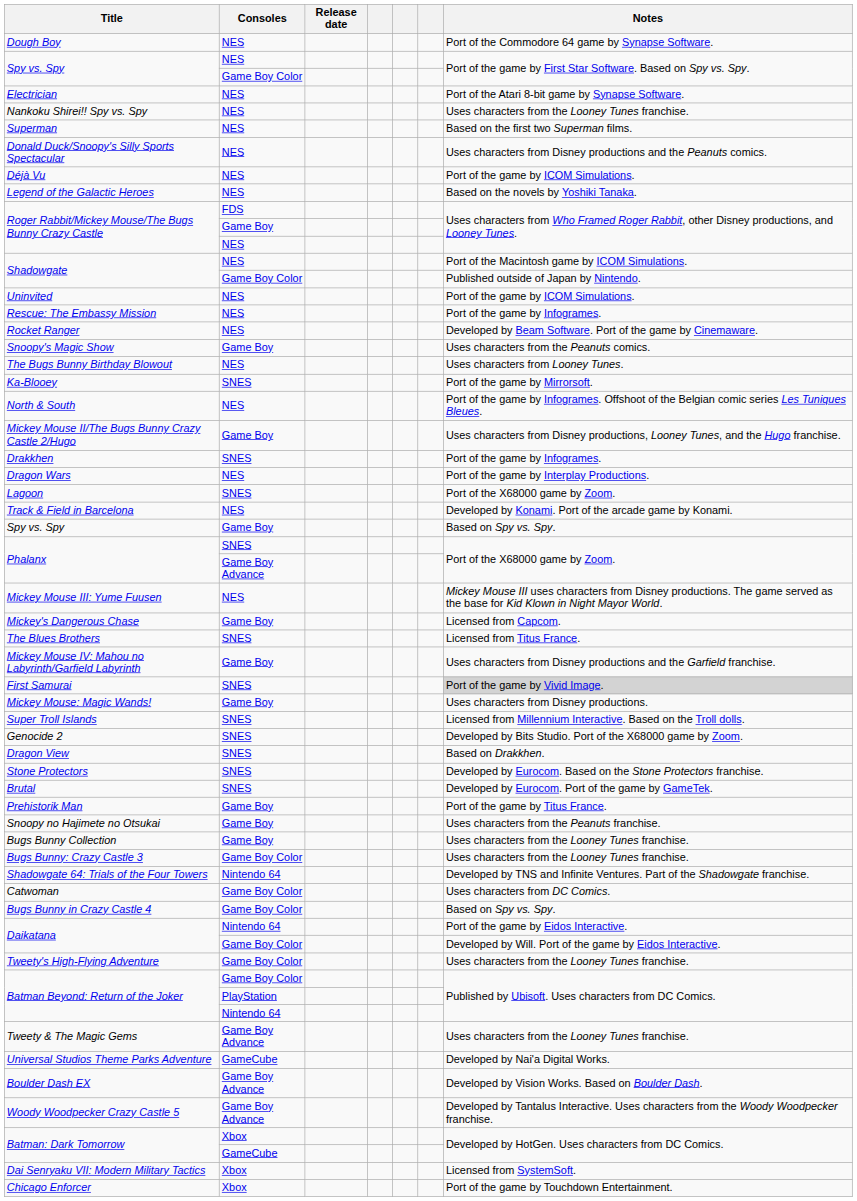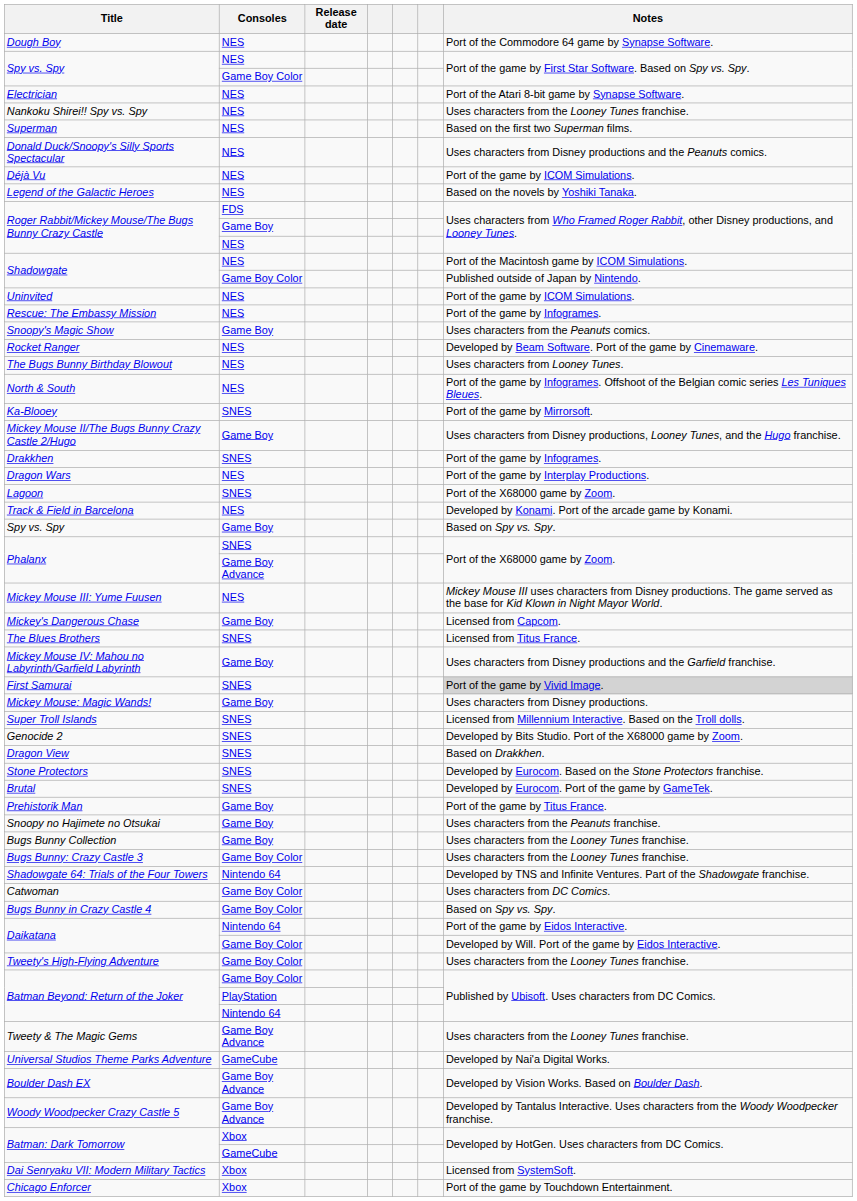rows swapped: (60, 348) <-> (43, 330)
rows swapped: (41, 406) <-> (32, 382)
